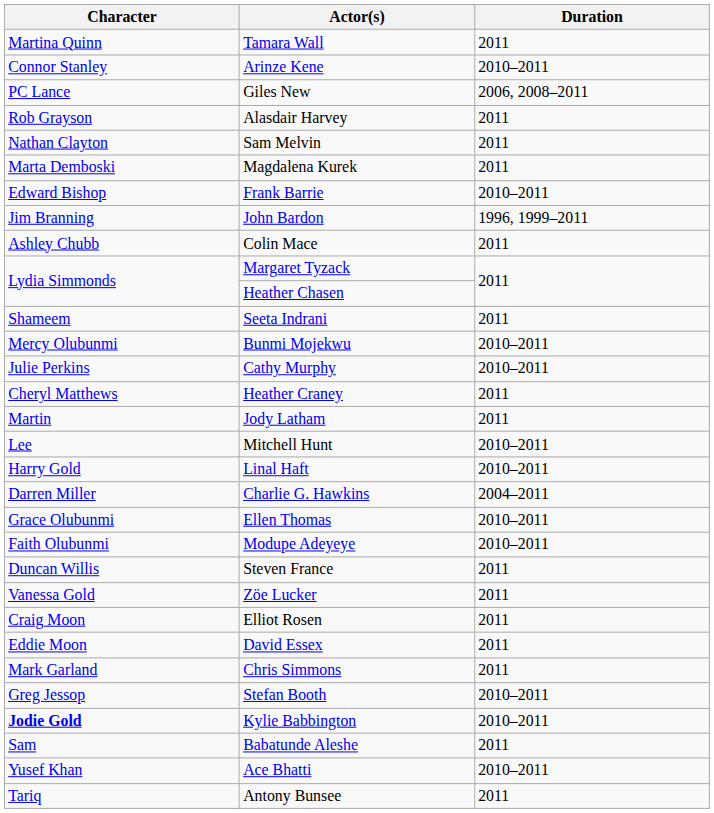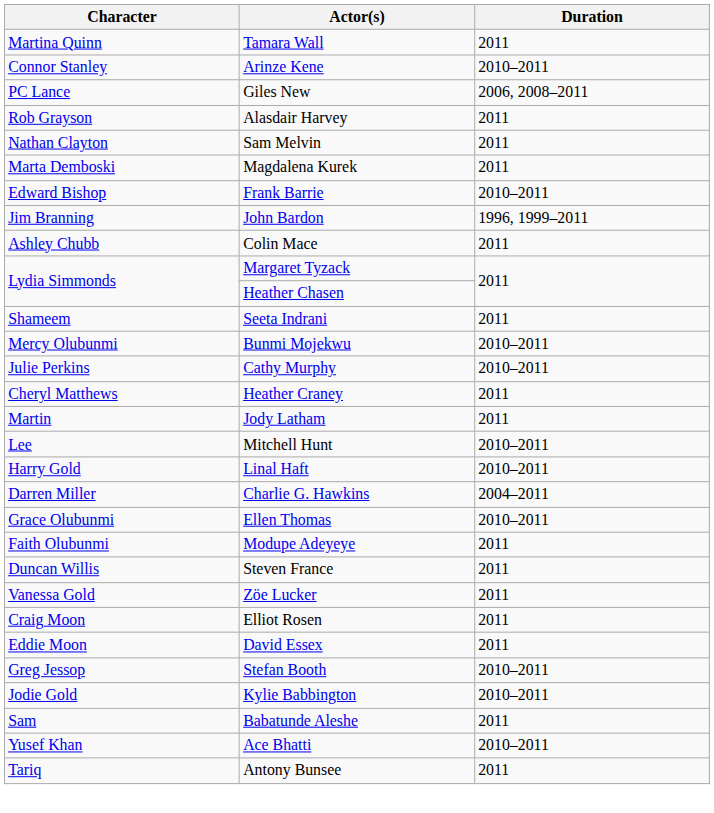(513, 544) 2010–2011 -> (494, 544) 2011
- row: (292, 670)
(45, 720) bold -> (43, 695) normal
